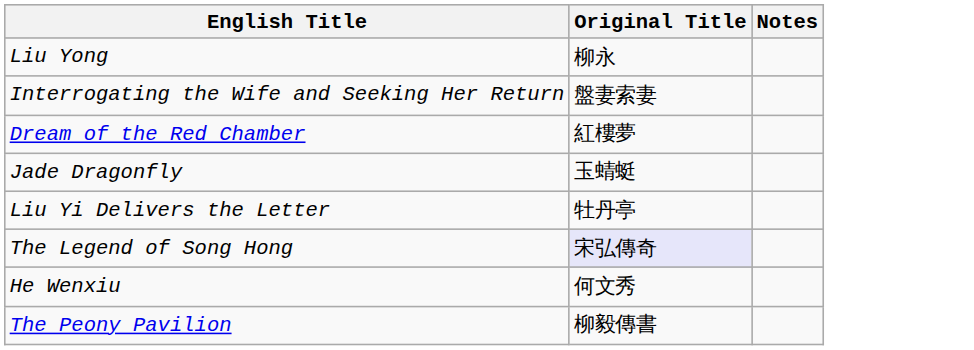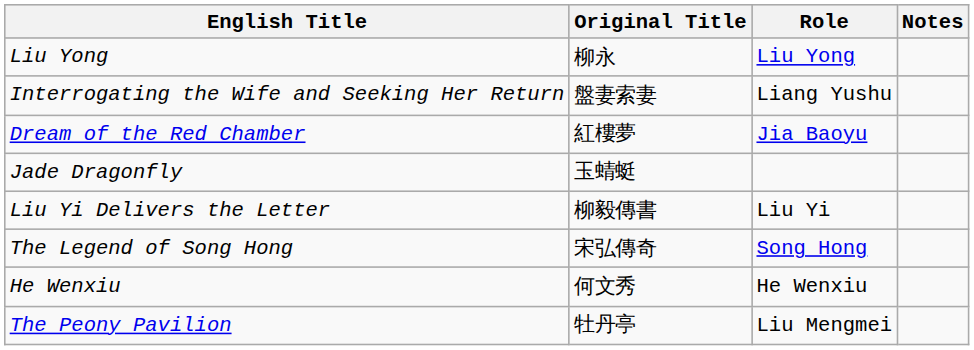+ column: (824, 22)
(605, 211) 牡丹亭 -> (615, 211) 柳毅傳書
(615, 249) lavender background -> (615, 249) no background
(615, 326) 柳毅傳書 -> (605, 326) 牡丹亭
